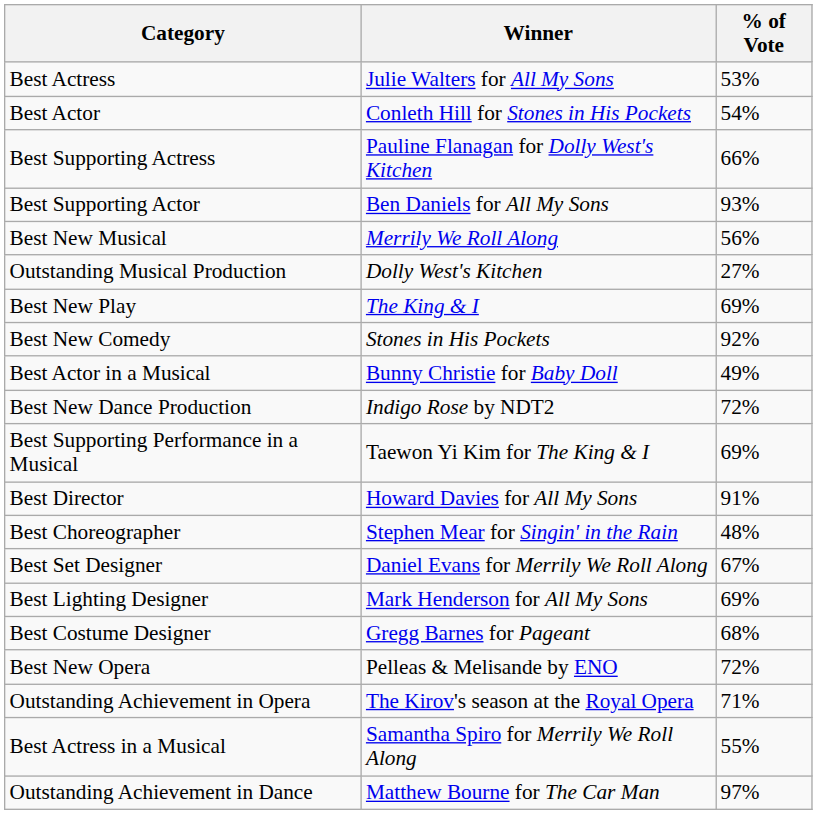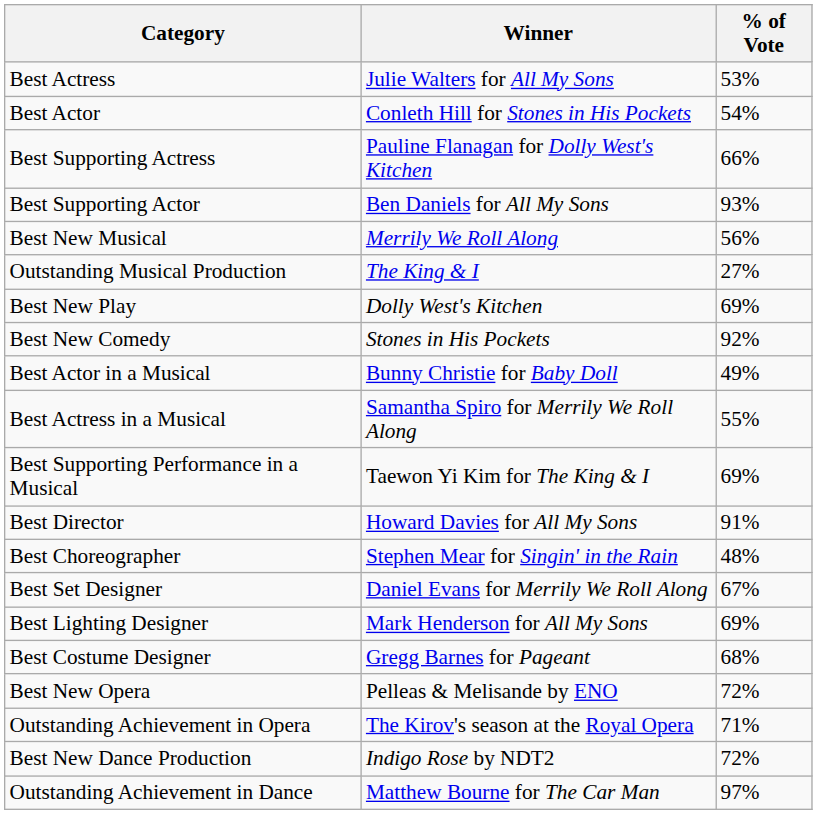(454, 271) Dolly West's Kitchen -> (422, 271) The King & I
(422, 305) The King & I -> (454, 305) Dolly West's Kitchen
rows swapped: (118, 746) <-> (130, 406)
